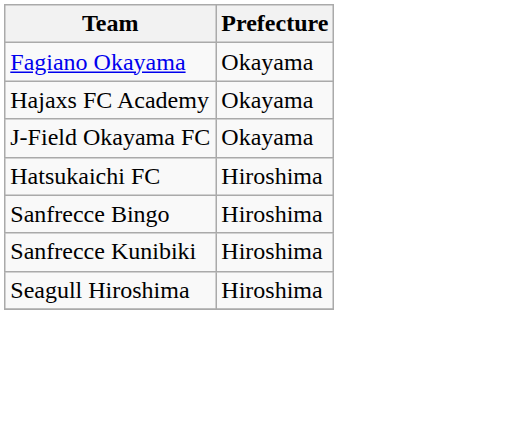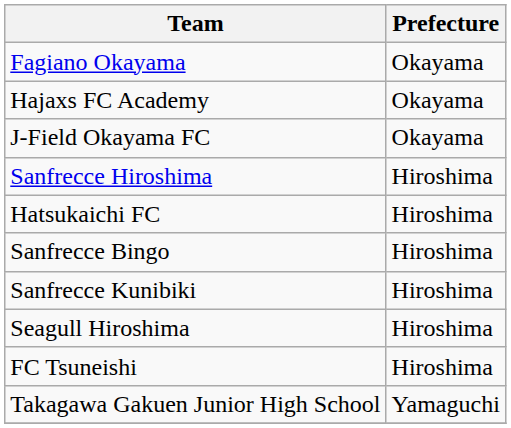+ row: (111, 175)
+ row: (74, 366)
+ row: (195, 404)
